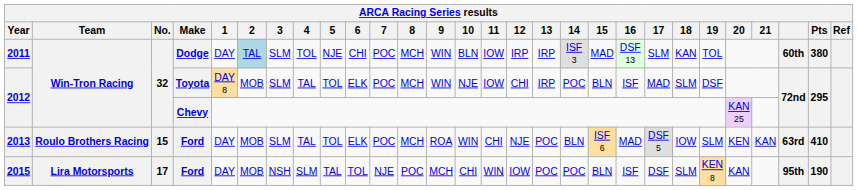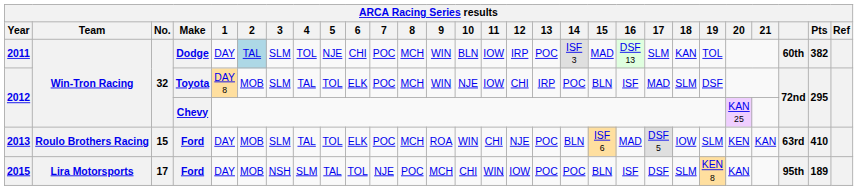(546, 54) IRP -> (546, 54) POC
(819, 54) 380 -> (819, 54) 382
(819, 171) 190 -> (819, 171) 189
